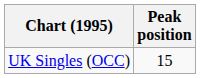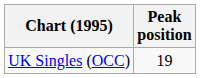(164, 60) 15 -> (164, 60) 19
